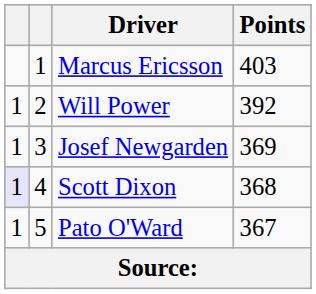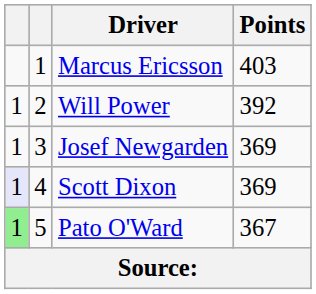(258, 187) 368 -> (258, 187) 369
(17, 227) no background -> (17, 227) lightgreen background
